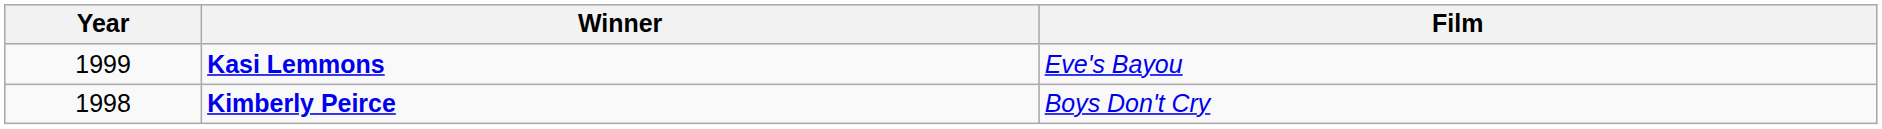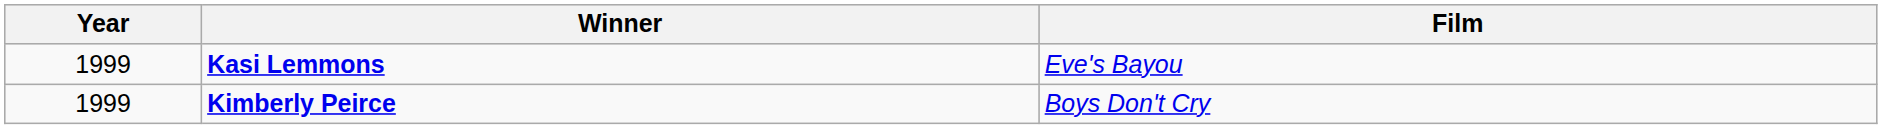(103, 103) 1998 -> (103, 103) 1999
